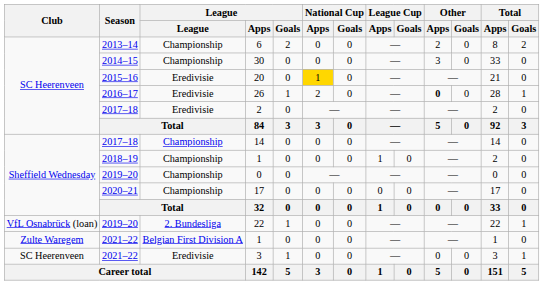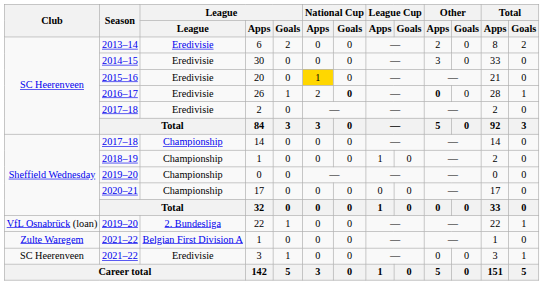(193, 45) Championship -> (193, 45) Eredivisie
(193, 61) Championship -> (193, 61) Eredivisie
(350, 93) normal -> (350, 93) bold
